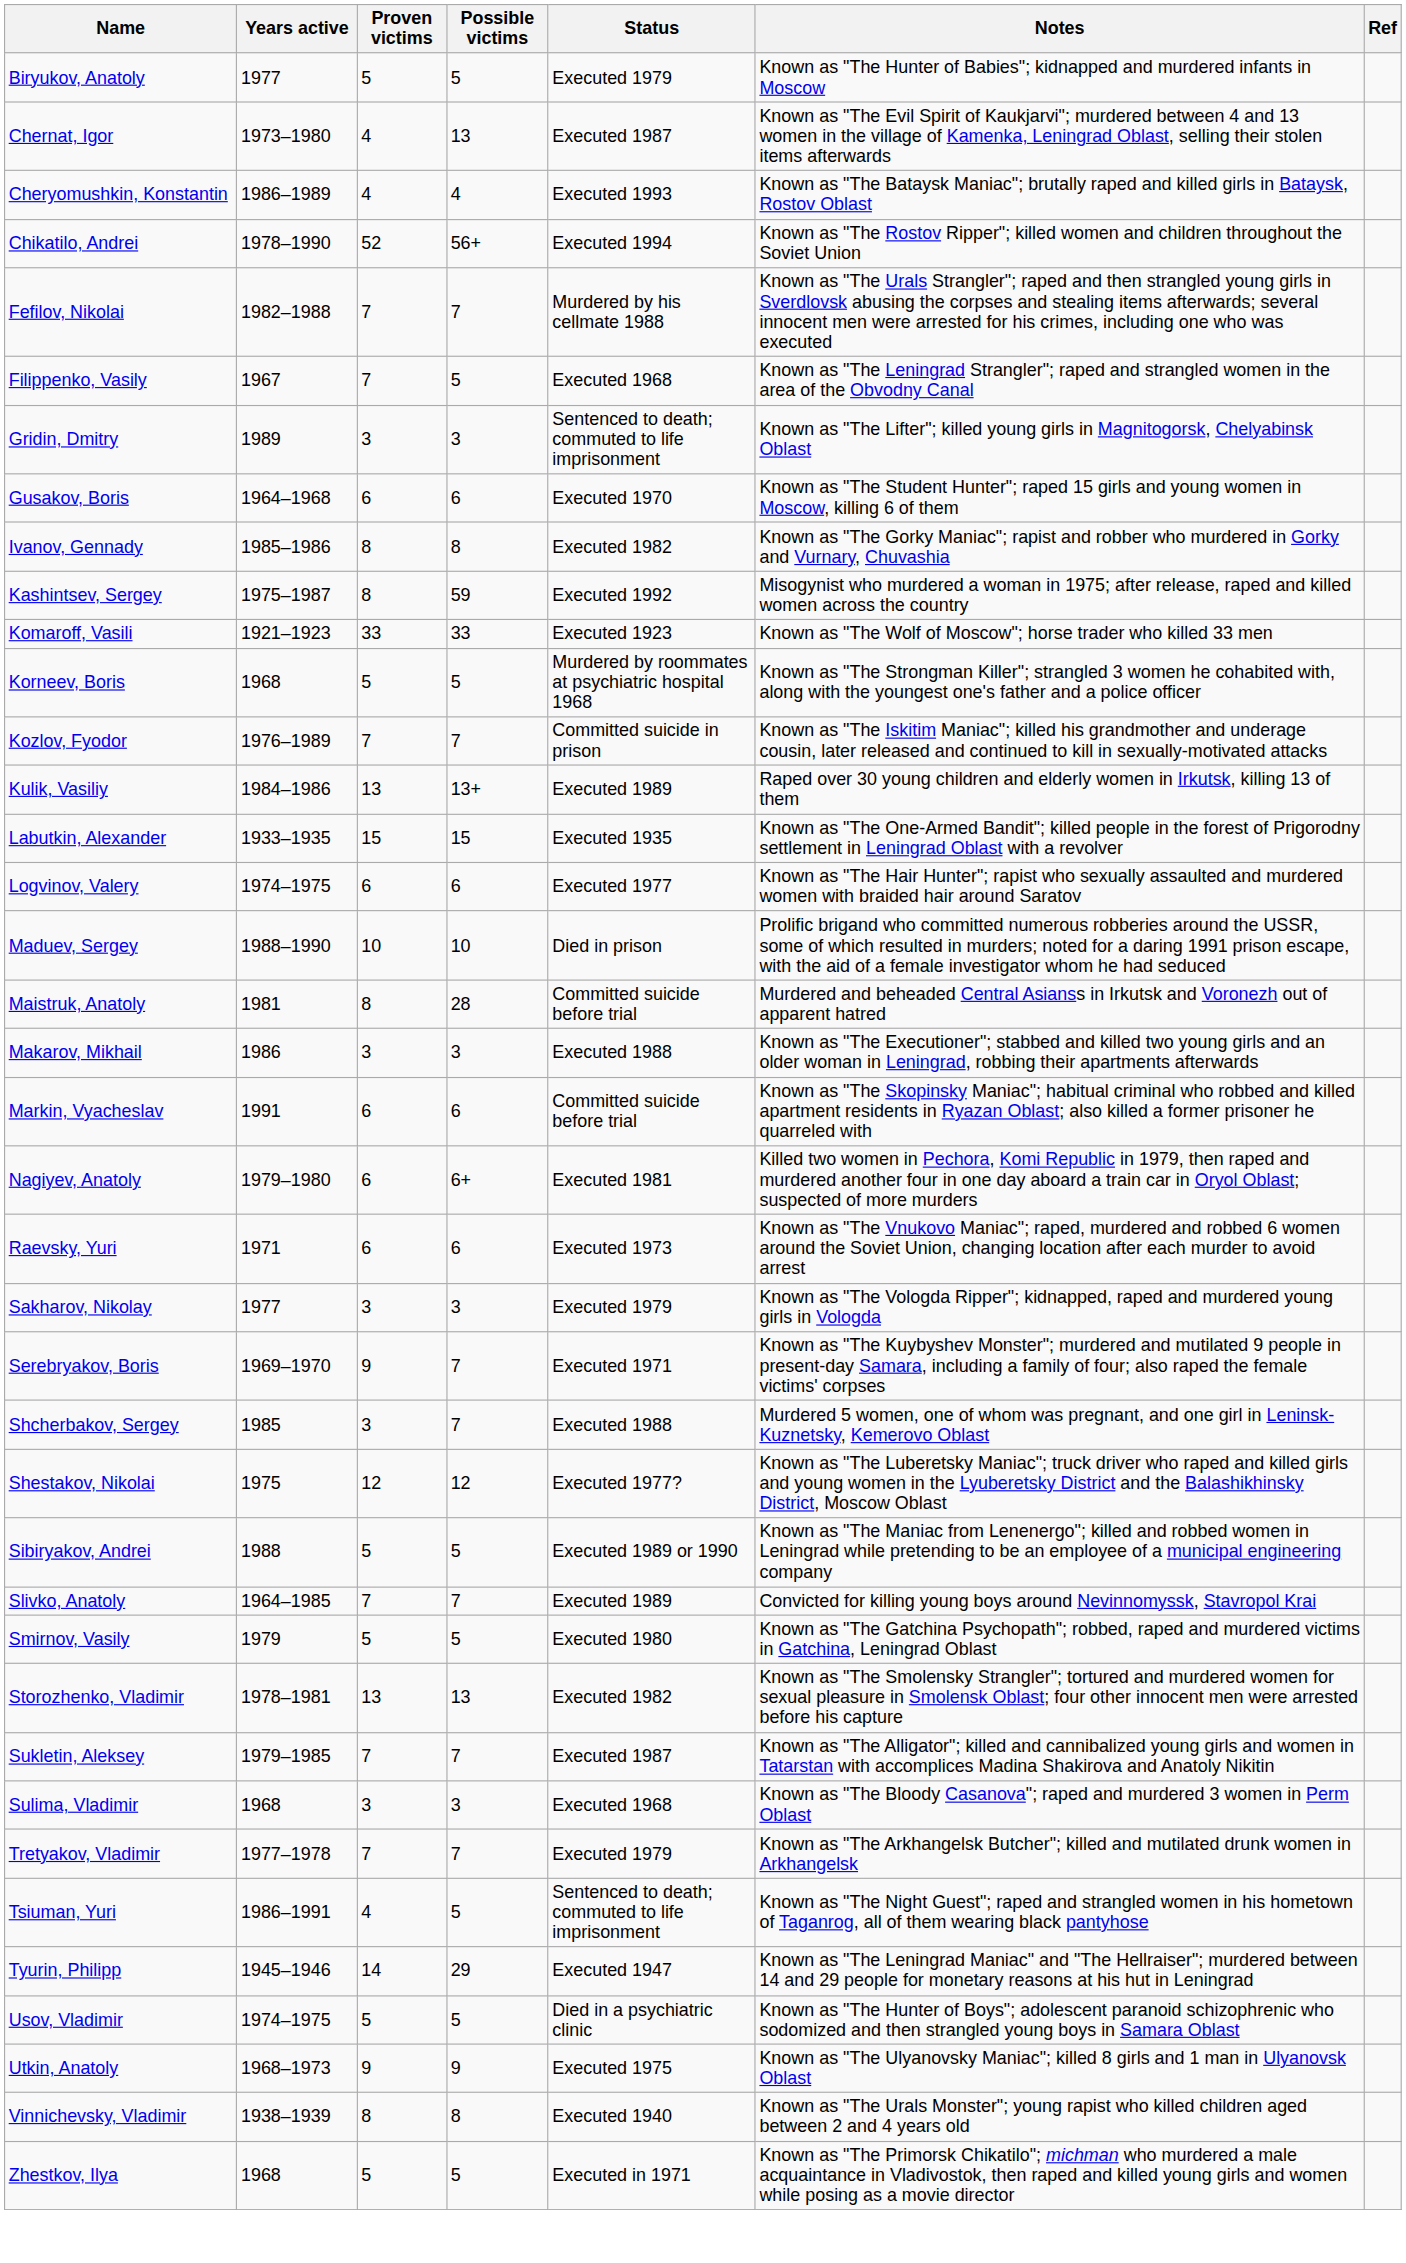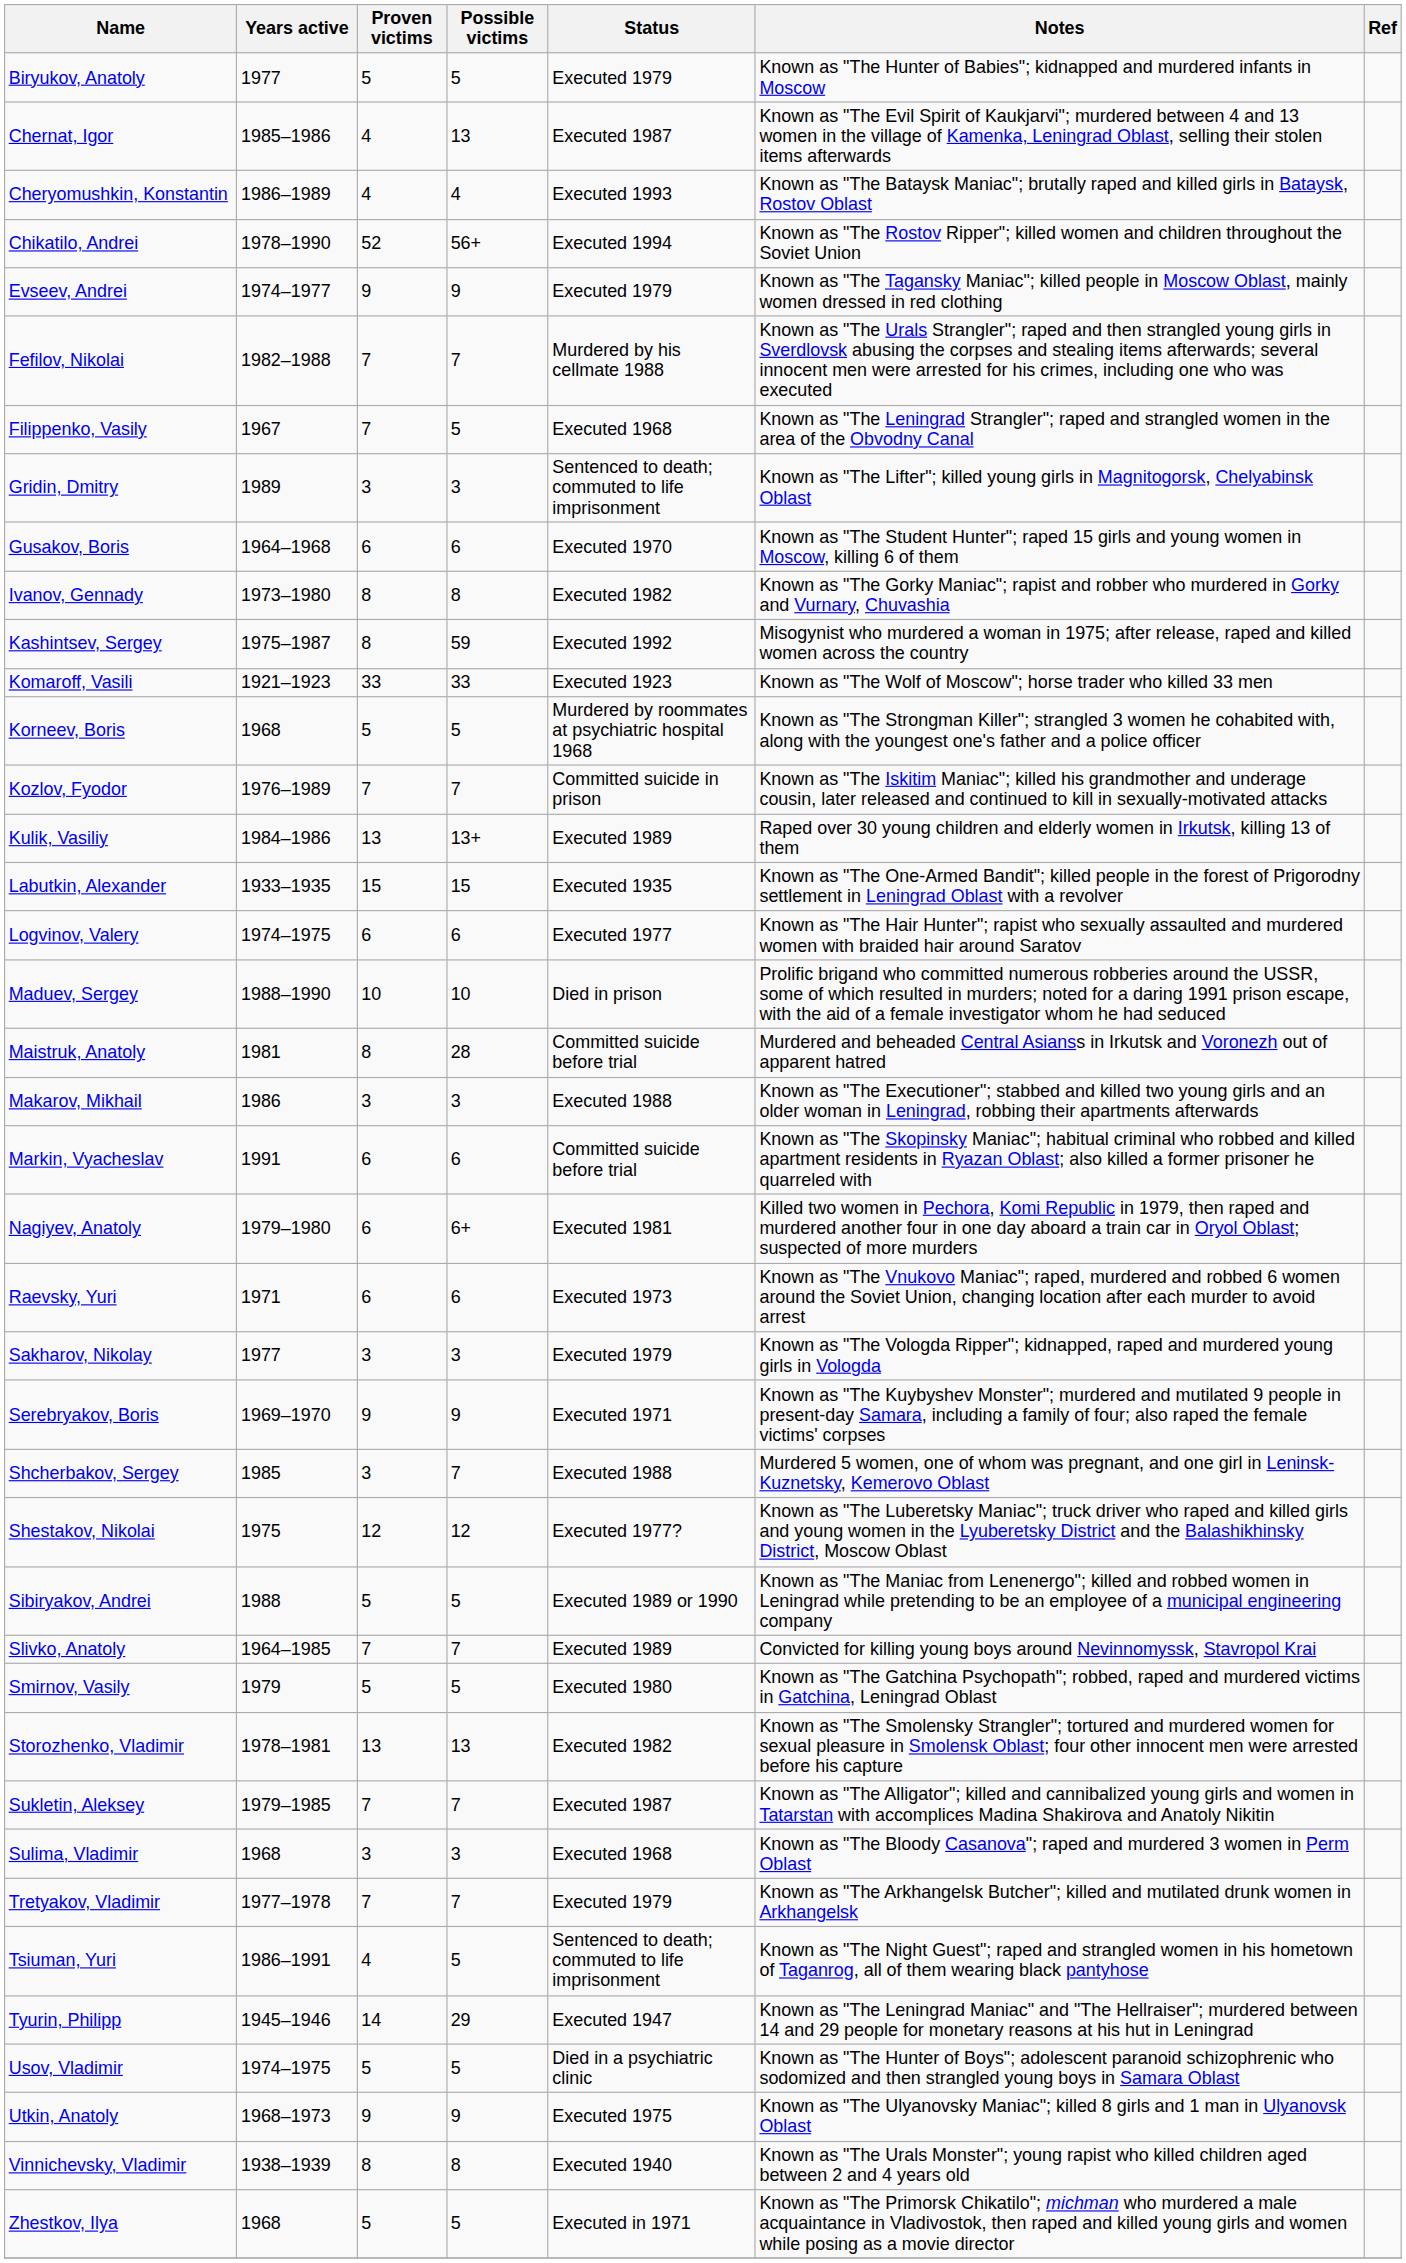(286, 136) 1973–1980 -> (286, 136) 1985–1986
+ row: (68, 291)
(286, 546) 1985–1986 -> (286, 595) 1973–1980
(456, 1366) 7 -> (456, 1414) 9
